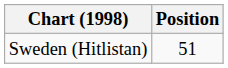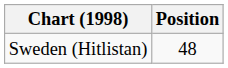(187, 48) 51 -> (187, 48) 48
